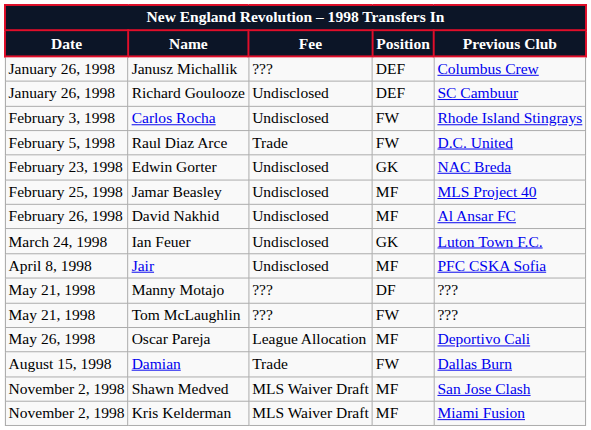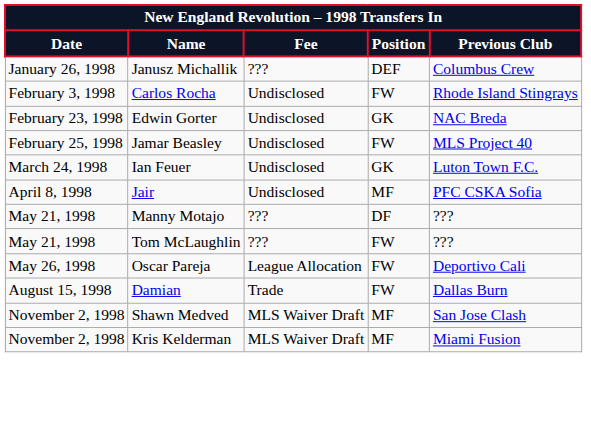- row: (188, 93)
- row: (179, 142)
(387, 192) MF -> (383, 142) FW
- row: (175, 216)
(387, 339) MF -> (383, 265) FW
